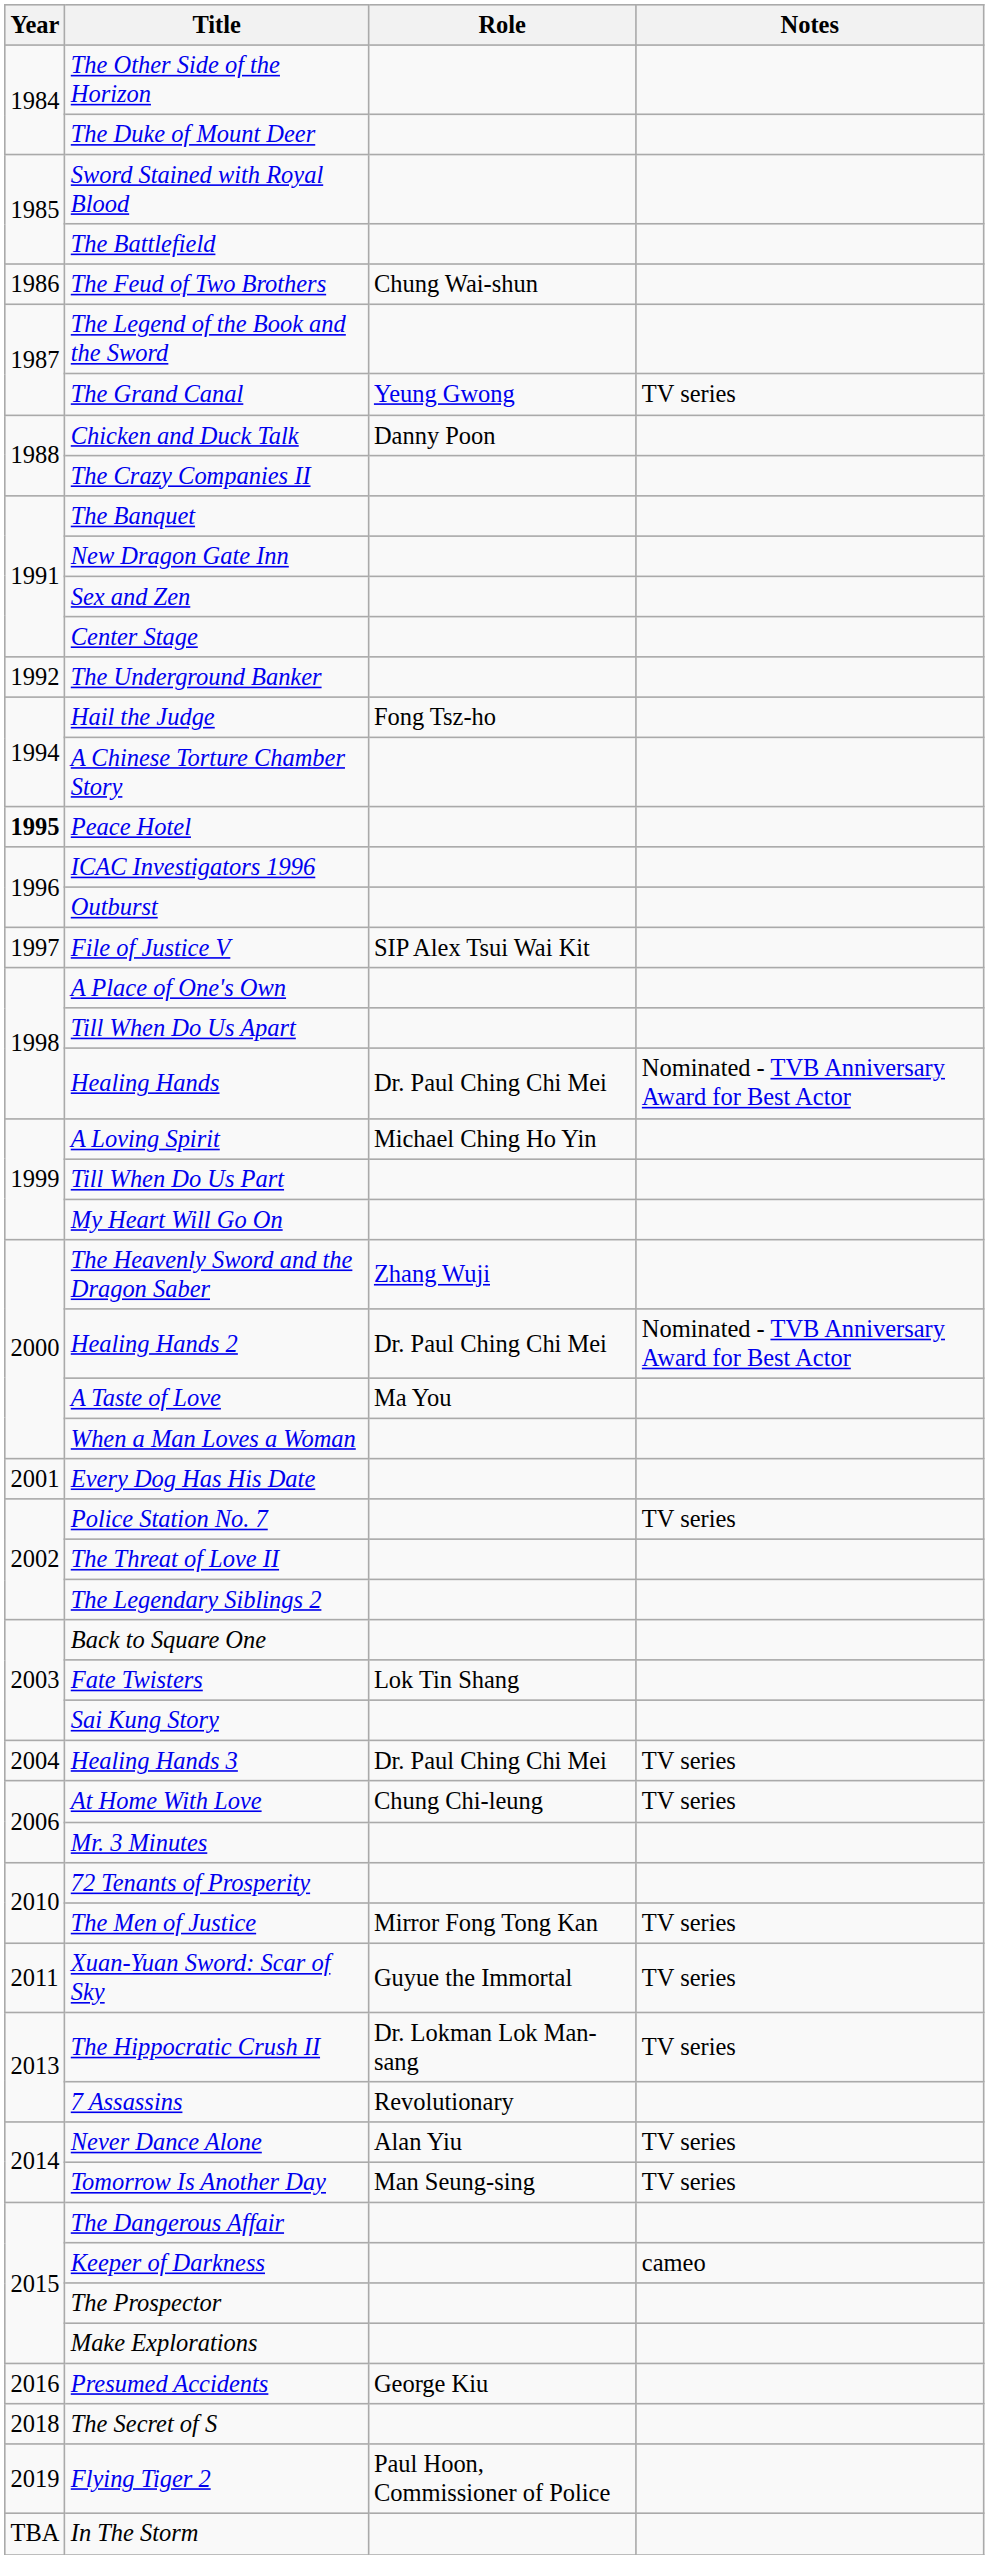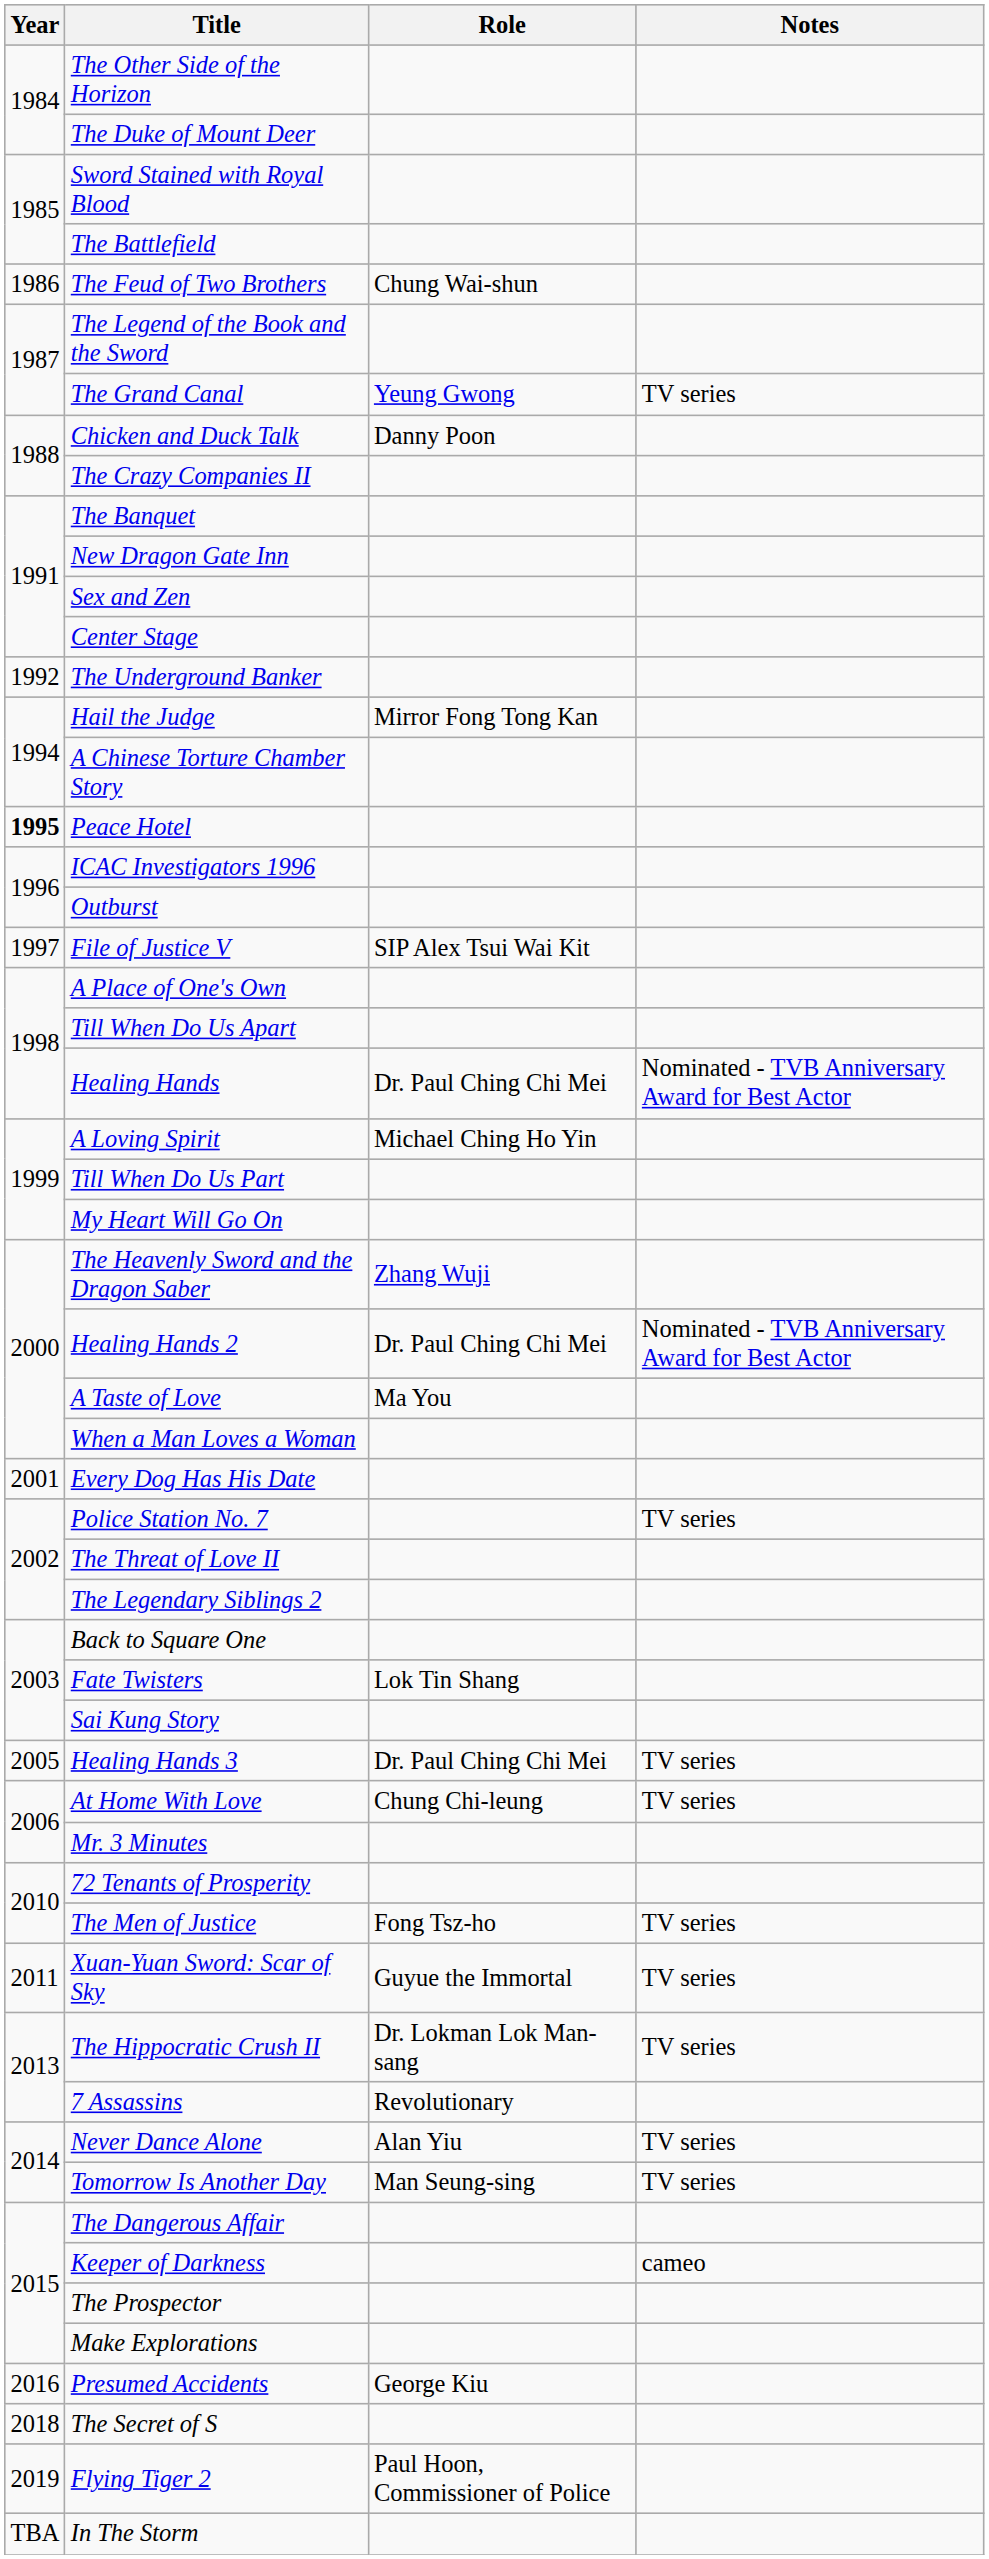(435, 717) Fong Tsz-ho -> (486, 717) Mirror Fong Tong Kan
(35, 1761) 2004 -> (35, 1761) 2005
(486, 1922) Mirror Fong Tong Kan -> (435, 1922) Fong Tsz-ho
